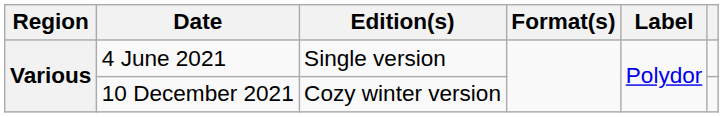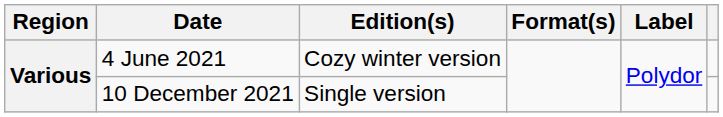(375, 58) Single version -> (403, 58) Cozy winter version
(403, 93) Cozy winter version -> (375, 93) Single version
